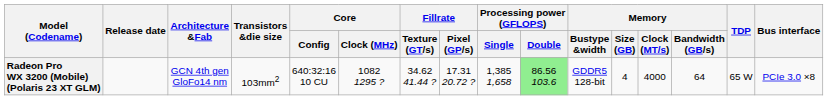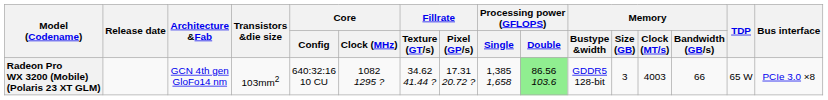(625, 76) 4 -> (625, 76) 3
(655, 76) 4000 -> (655, 76) 4003
(699, 76) 64 -> (699, 76) 66
